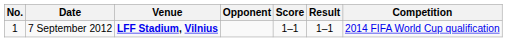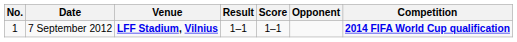columns swapped: (247, 12) <-> (325, 12)
(422, 28) normal -> (427, 28) bold
